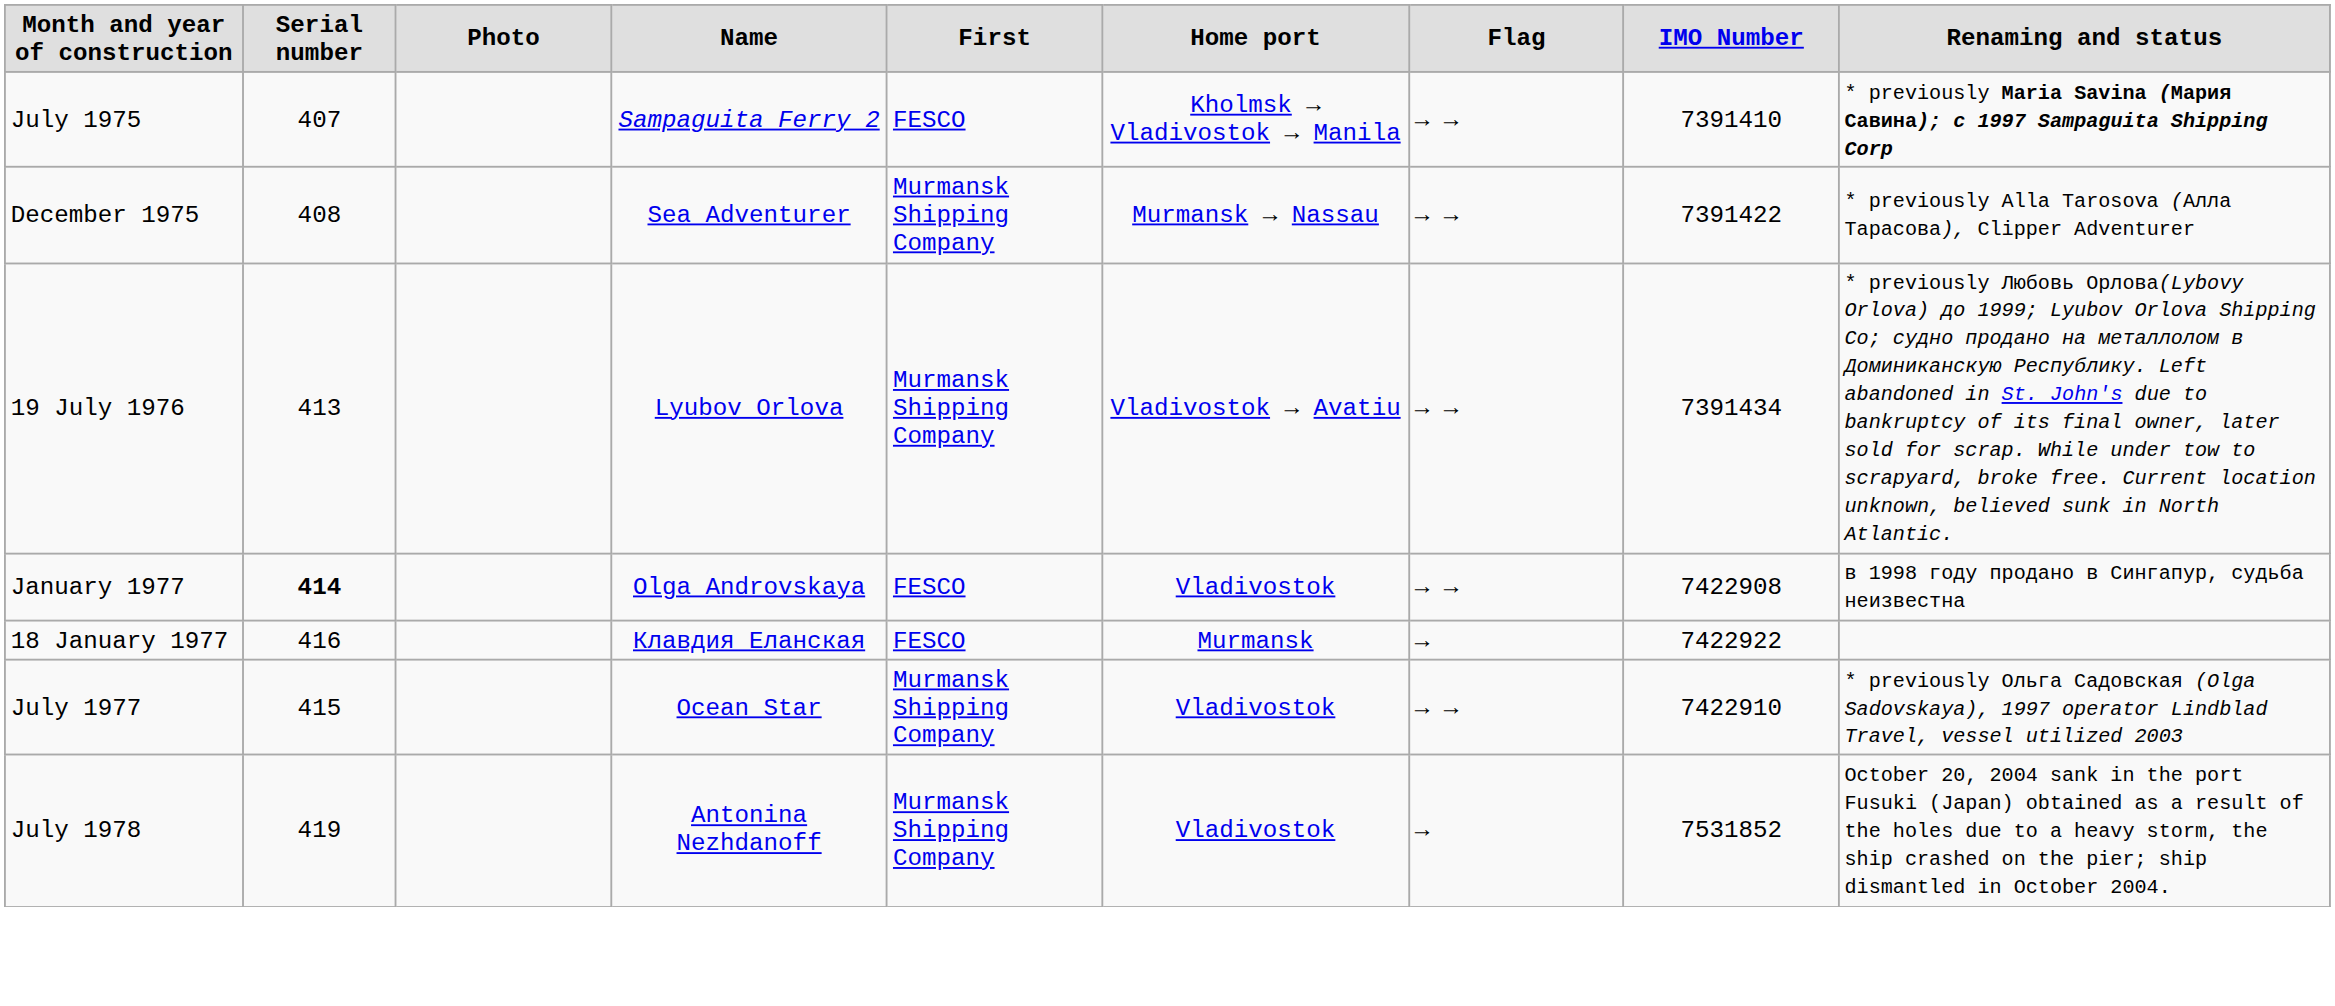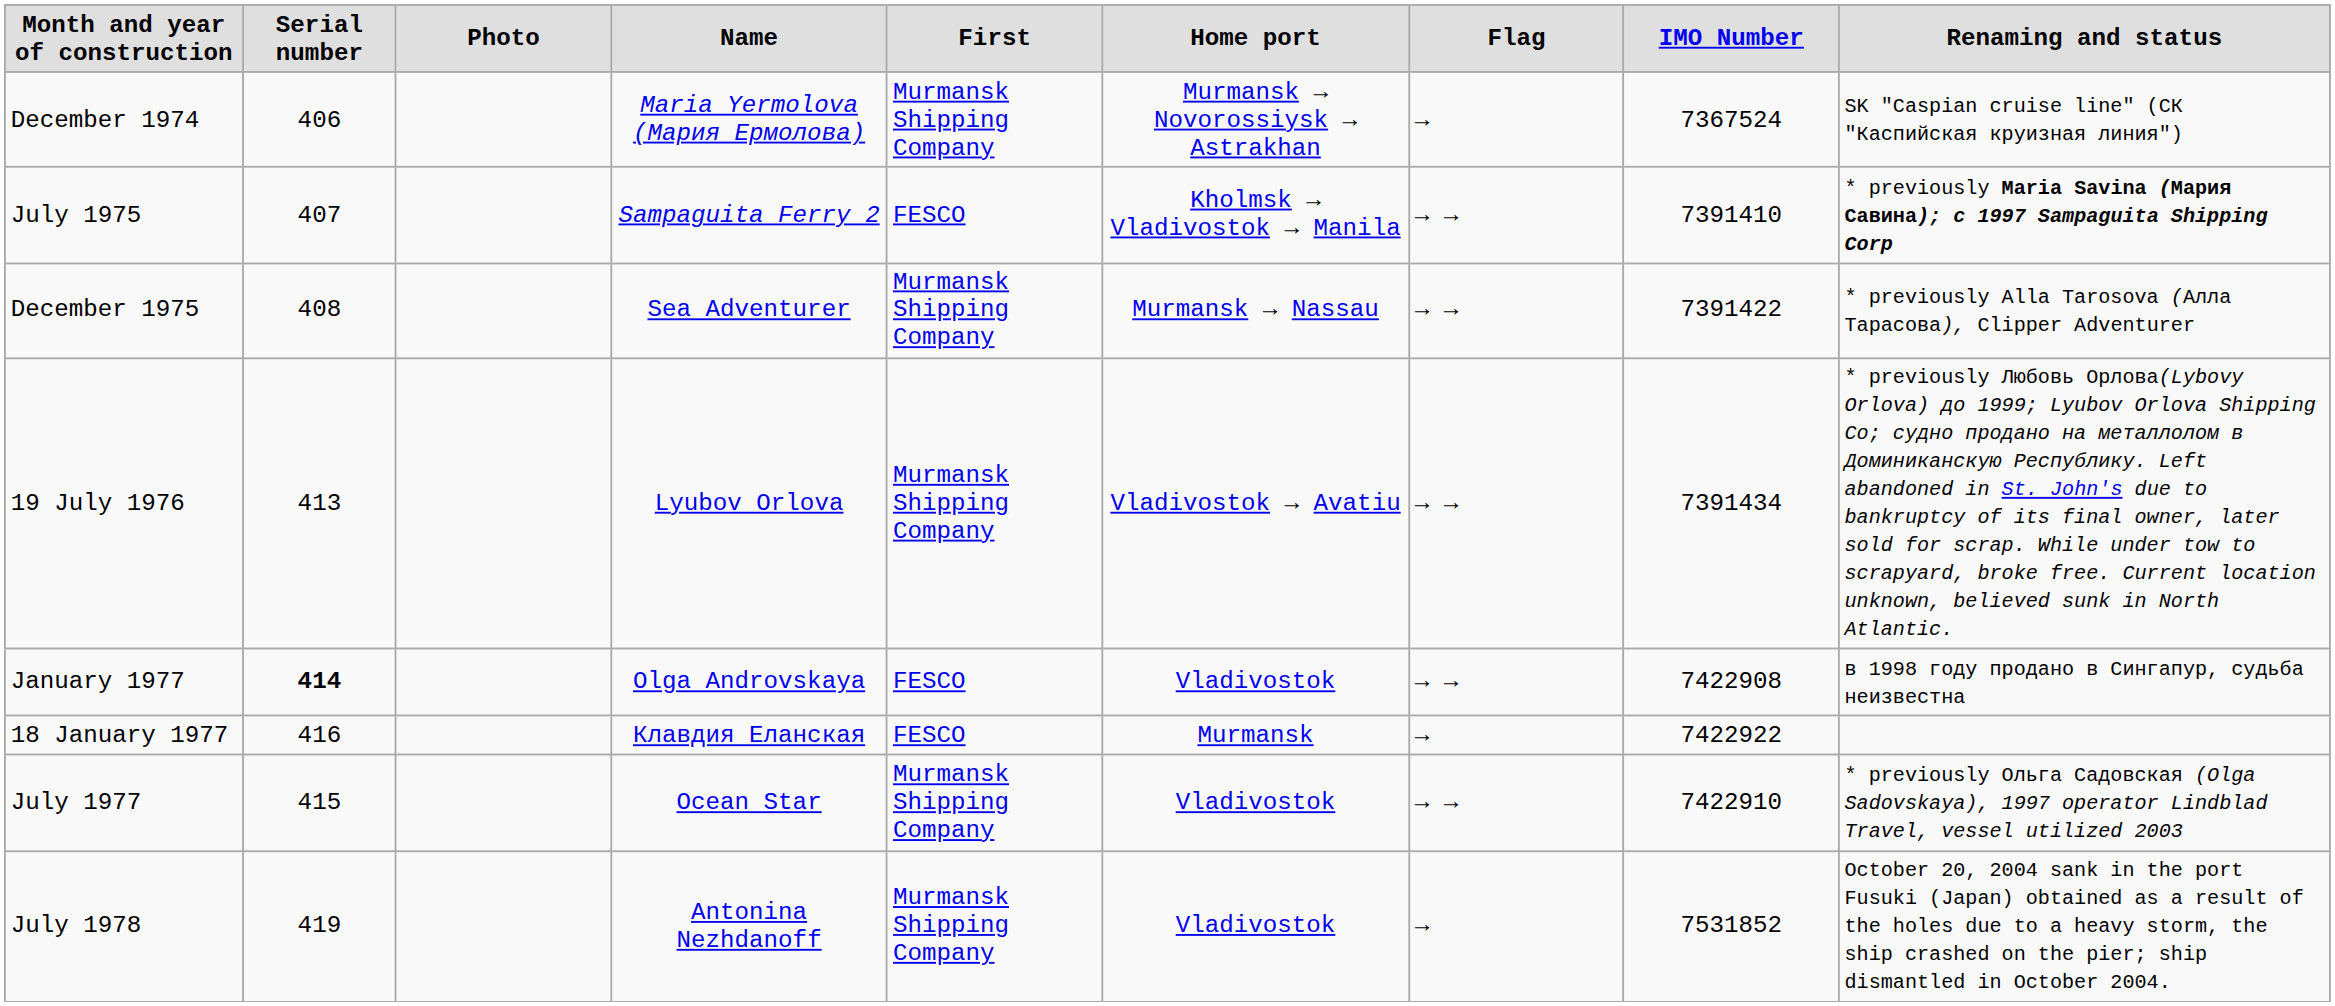+ row: (105, 120)
